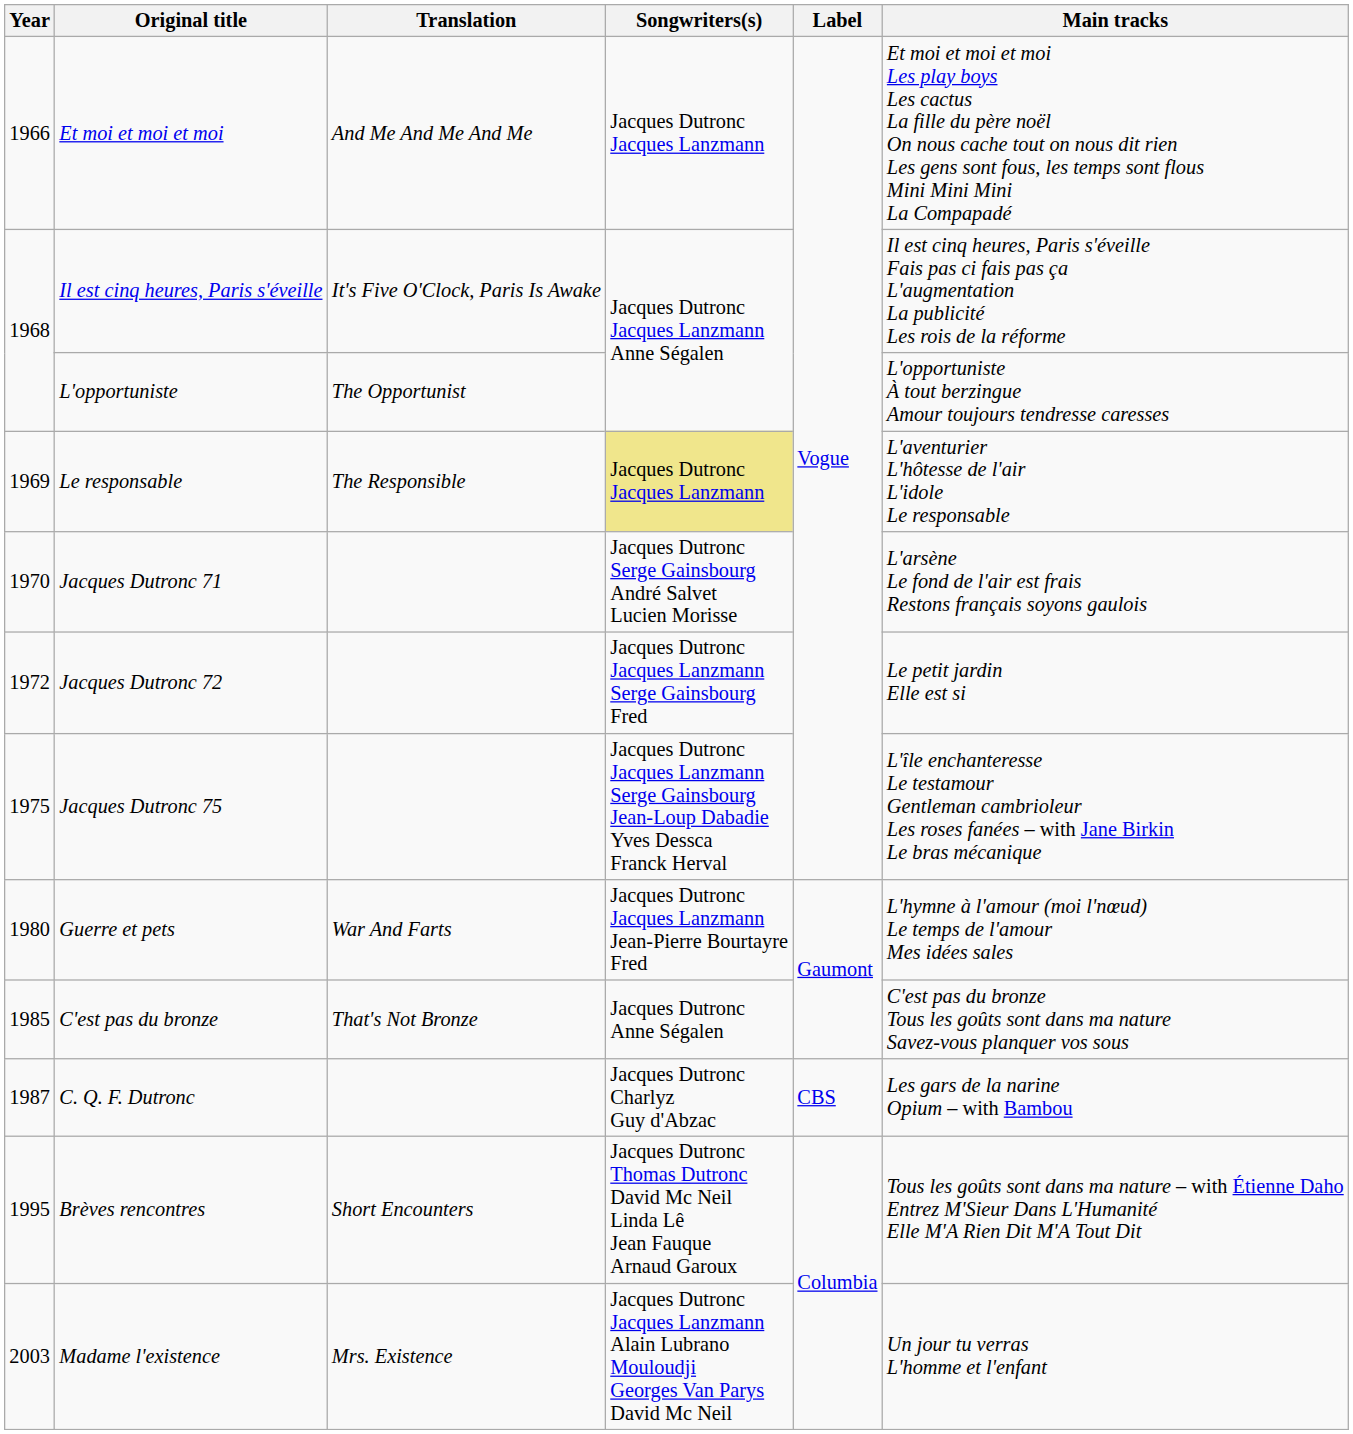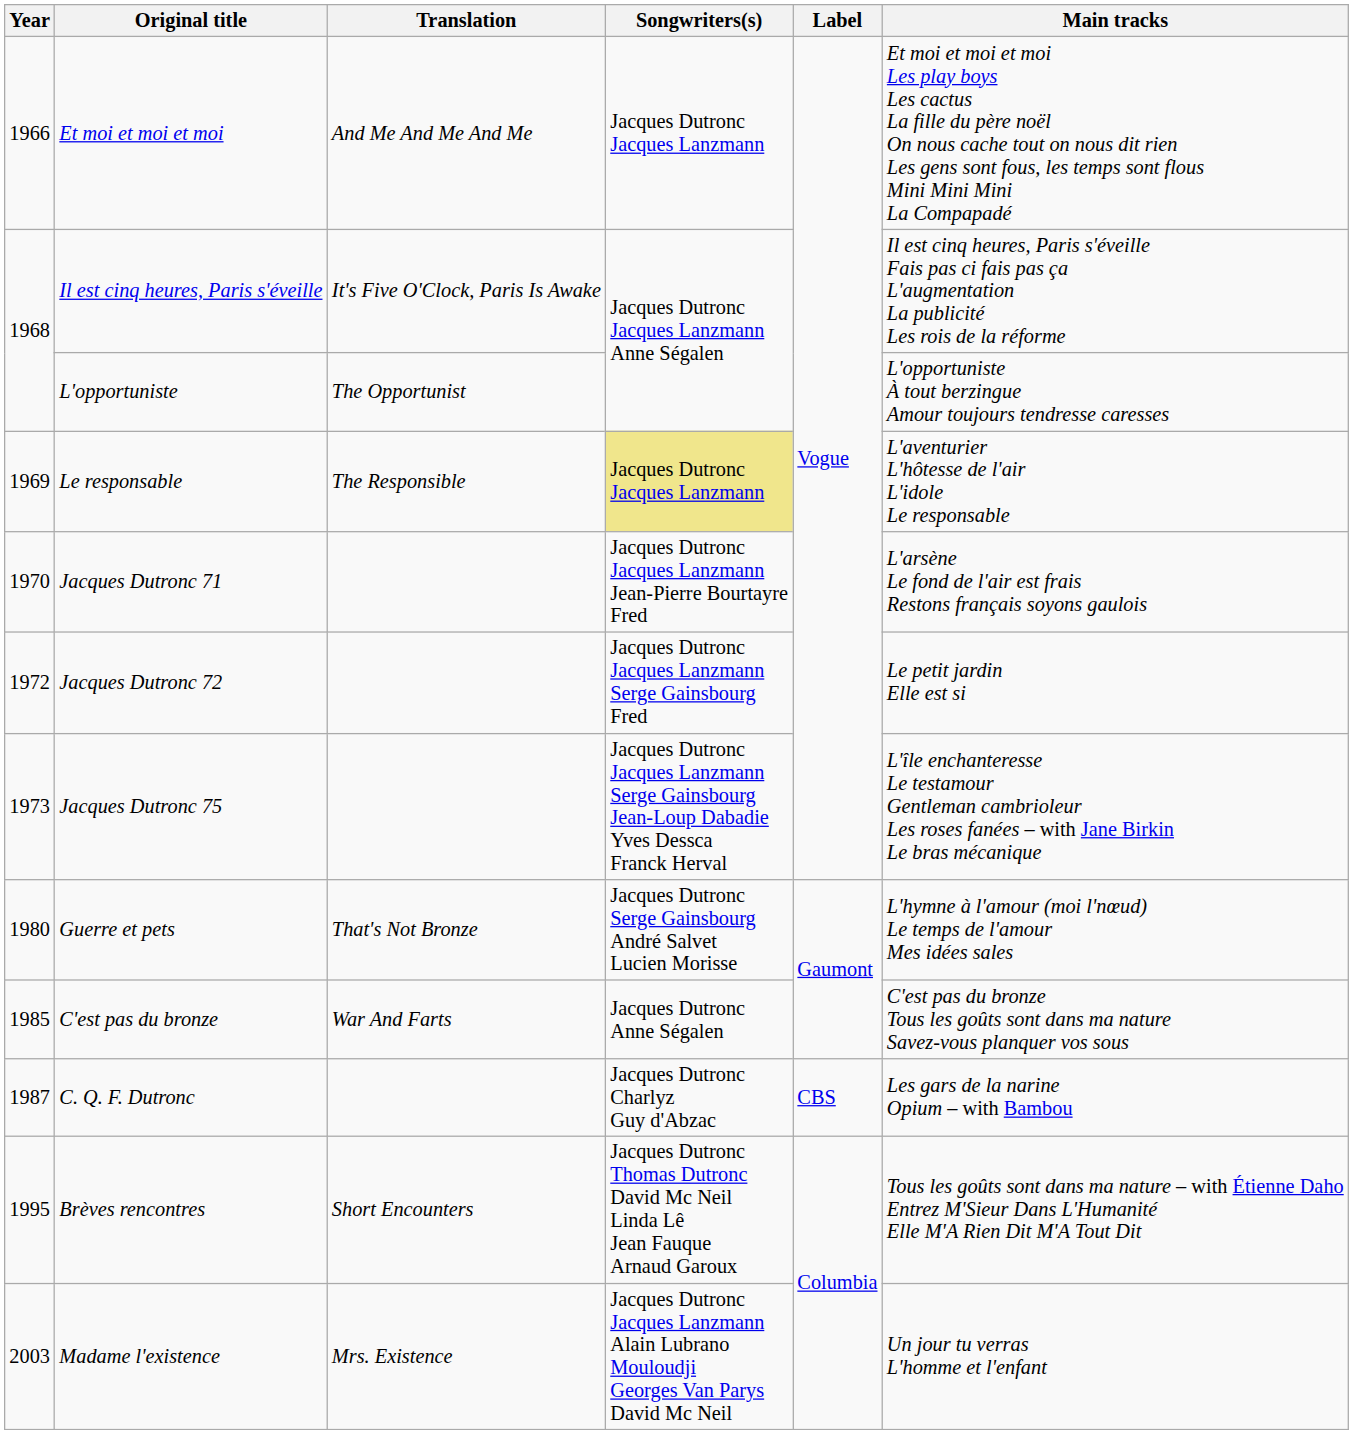(683, 581) Jacques Dutronc Serge Gainsbourg André Salvet Lucien Morisse -> (699, 581) Jacques Dutronc Jacques Lanzmann Jean-Pierre Bourtayre Fred
(30, 806) 1975 -> (30, 806) 1973
(392, 929) War And Farts -> (405, 929) That's Not Bronze
(699, 929) Jacques Dutronc Jacques Lanzmann Jean-Pierre Bourtayre Fred -> (683, 929) Jacques Dutronc Serge Gainsbourg André Salvet Lucien Morisse
(405, 1019) That's Not Bronze -> (392, 1019) War And Farts
